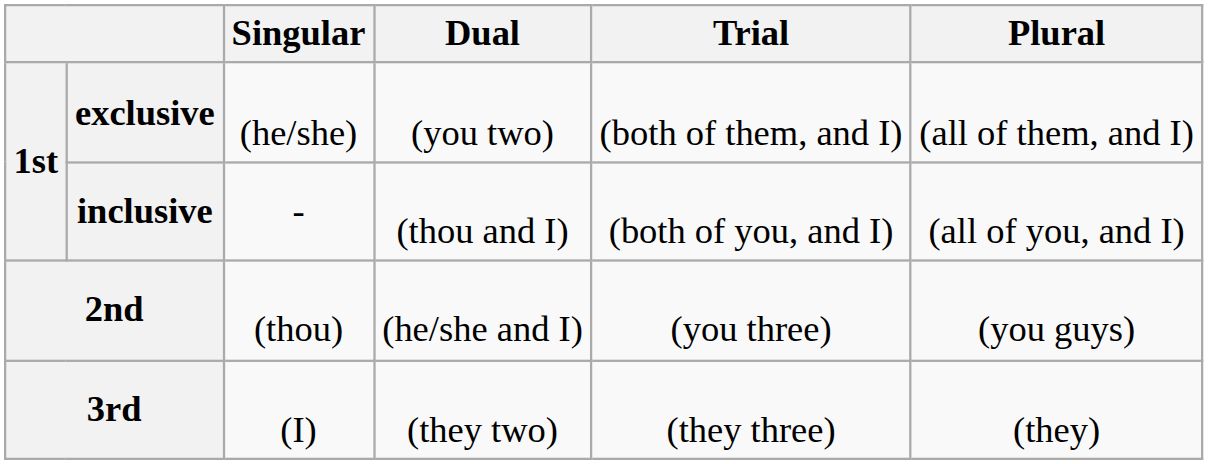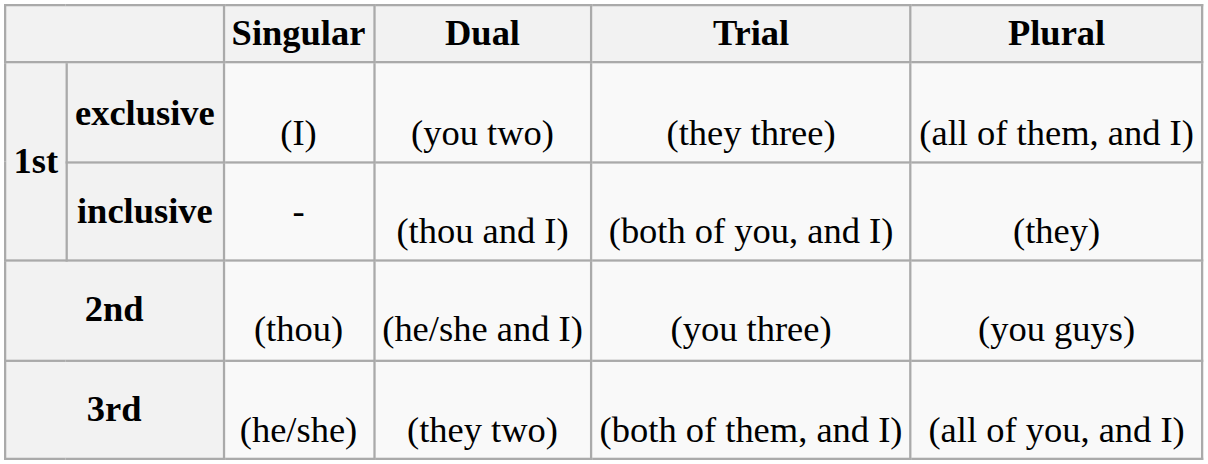(299, 132) (he/she) -> (298, 132) (I)
(751, 132) (both of them, and I) -> (751, 132) (they three)
(1057, 231) (all of you, and I) -> (1057, 231) (they)
(298, 429) (I) -> (299, 429) (he/she)
(751, 429) (they three) -> (751, 429) (both of them, and I)
(1057, 429) (they) -> (1057, 429) (all of you, and I)
